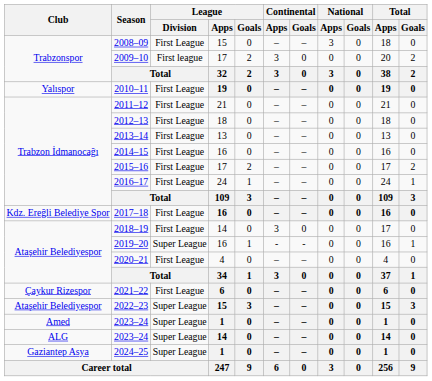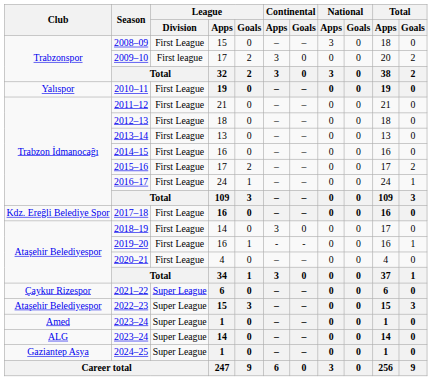(180, 244) Super League -> (180, 244) First League
(180, 290) First League -> (180, 290) Super League
